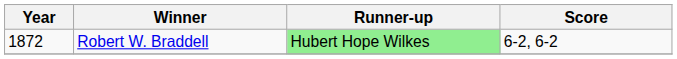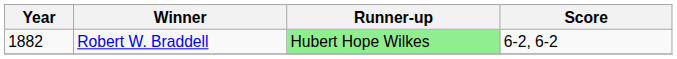(26, 42) 1872 -> (26, 42) 1882
